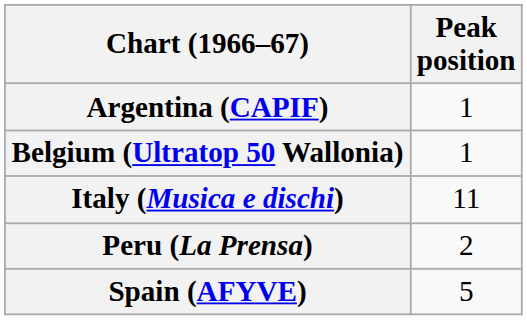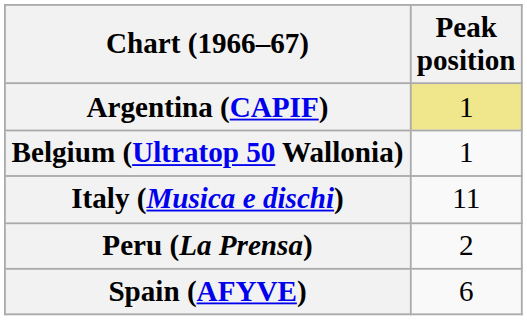(466, 106) no background -> (466, 106) khaki background
(466, 291) 5 -> (466, 291) 6
